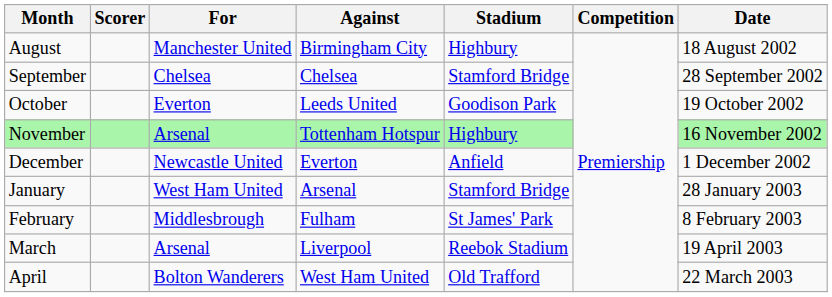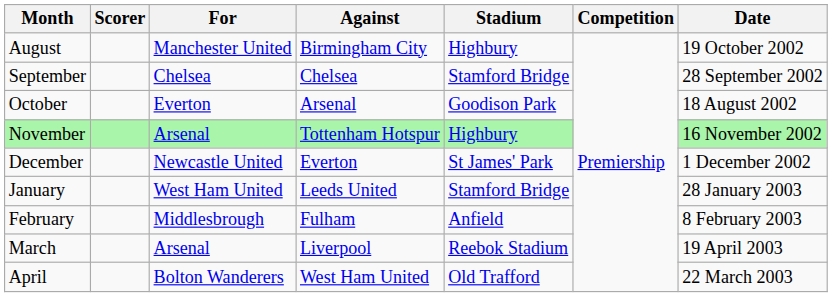(740, 47) 18 August 2002 -> (743, 47) 19 October 2002
(348, 104) Leeds United -> (328, 104) Arsenal
(743, 104) 19 October 2002 -> (740, 104) 18 August 2002
(476, 162) Anfield -> (501, 162) St James' Park
(328, 190) Arsenal -> (348, 190) Leeds United
(501, 219) St James' Park -> (476, 219) Anfield
